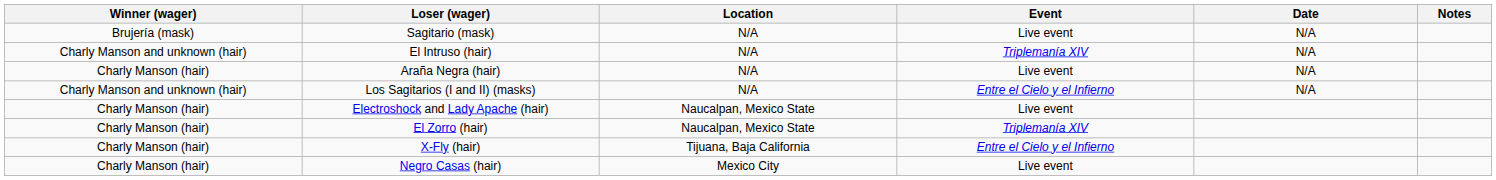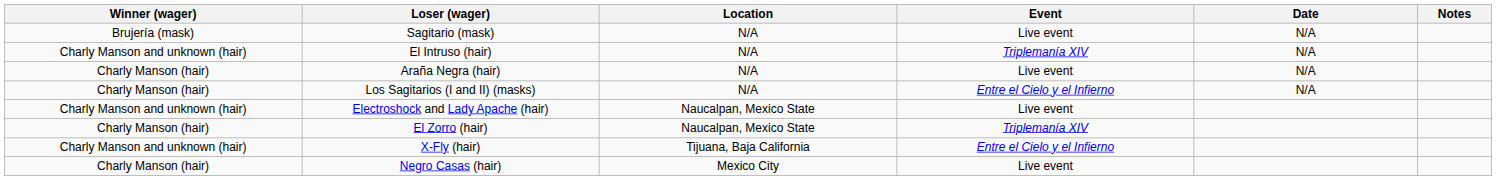(153, 90) Charly Manson and unknown (hair) -> (153, 90) Charly Manson (hair)
(153, 109) Charly Manson (hair) -> (153, 109) Charly Manson and unknown (hair)
(153, 147) Charly Manson (hair) -> (153, 147) Charly Manson and unknown (hair)
